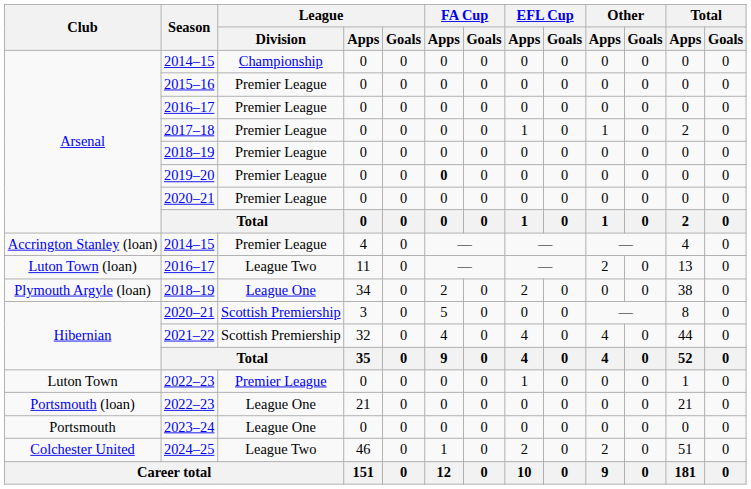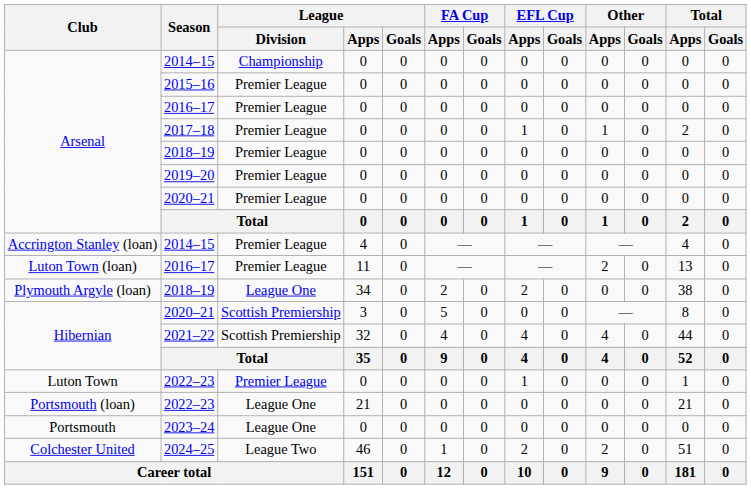(444, 175) bold -> (444, 175) normal
(281, 267) League Two -> (281, 267) Premier League
